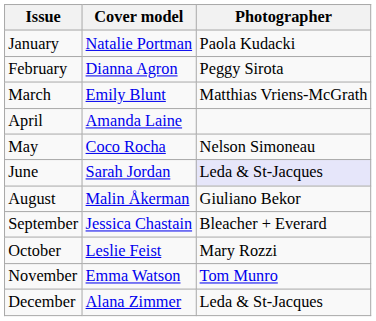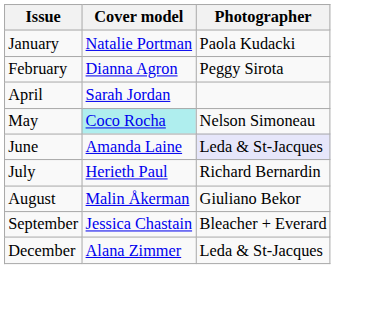- row: (30, 95)
(134, 120) Amanda Laine -> (128, 95) Sarah Jordan
(126, 146) no background -> (126, 120) paleturquoise background
(128, 172) Sarah Jordan -> (134, 146) Amanda Laine
+ row: (22, 172)
- row: (35, 250)
- row: (43, 276)
